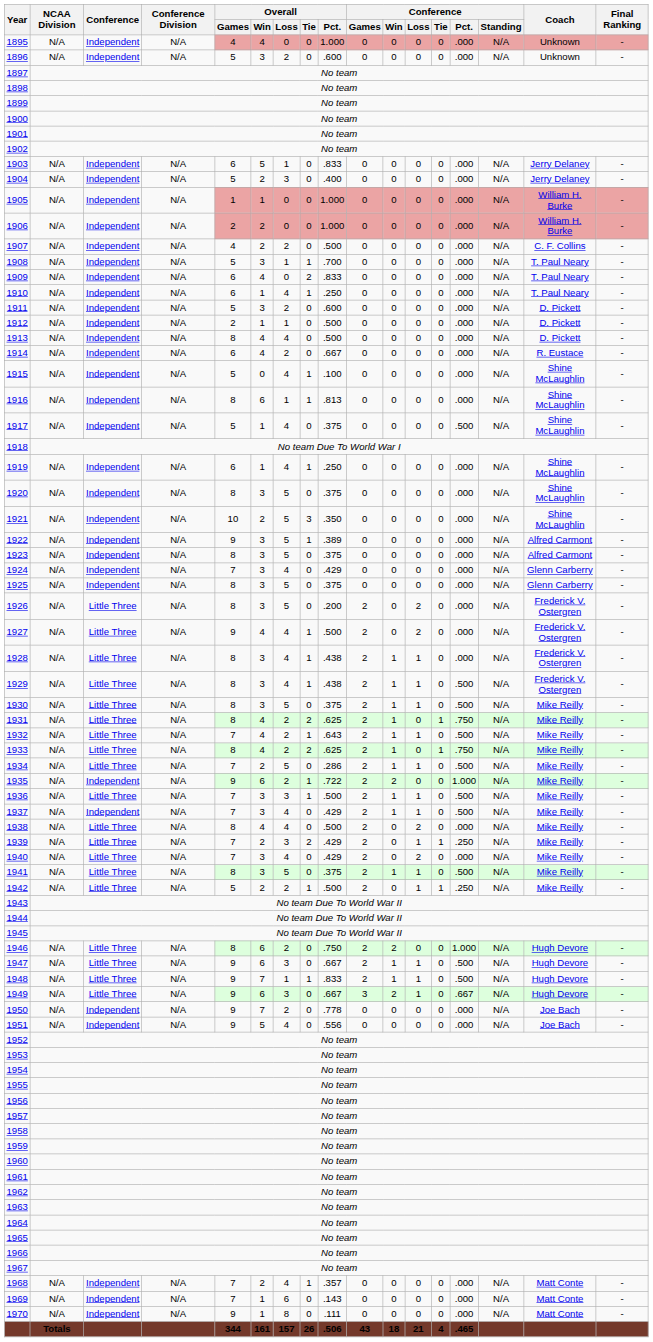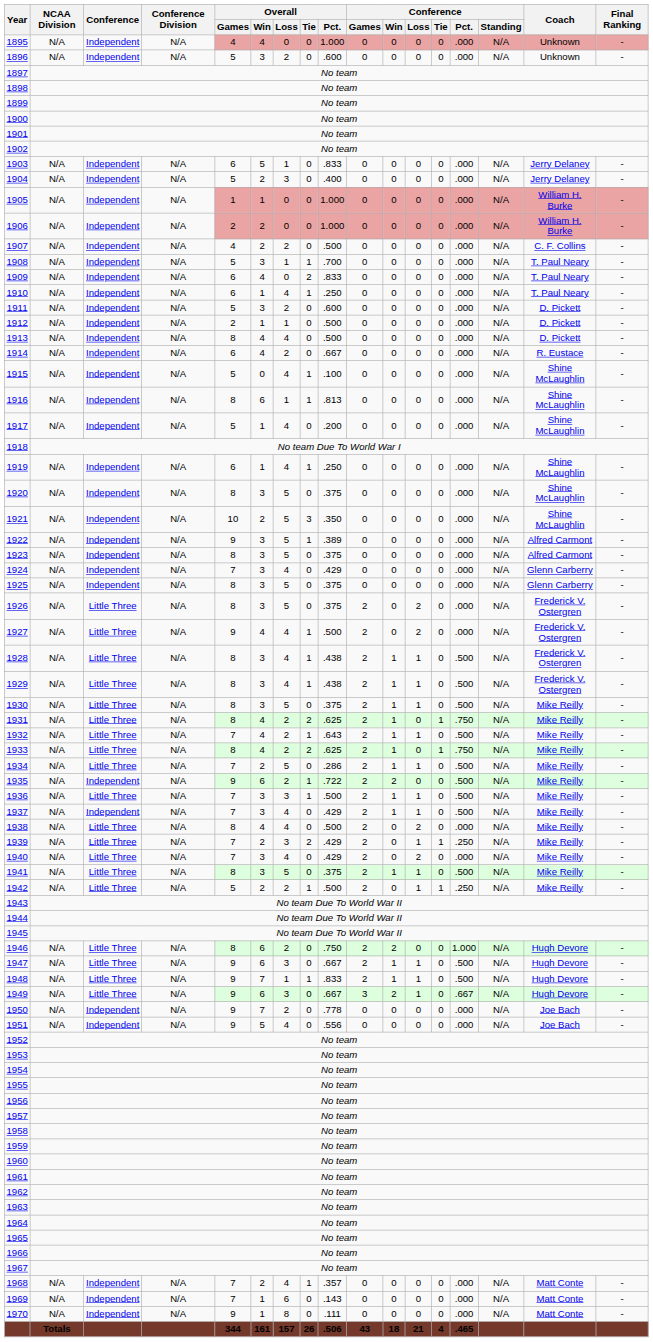(332, 426) .375 -> (332, 426) .200
(464, 426) .500 -> (464, 426) .000
(332, 606) .200 -> (332, 606) .375
(464, 658) .000 -> (464, 658) .500
(464, 781) 1.000 -> (464, 781) .500
